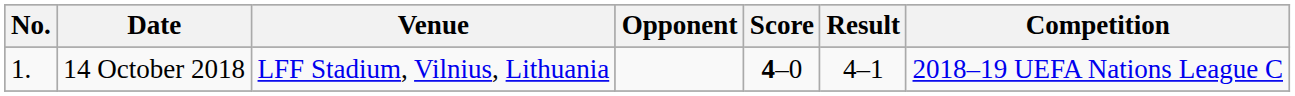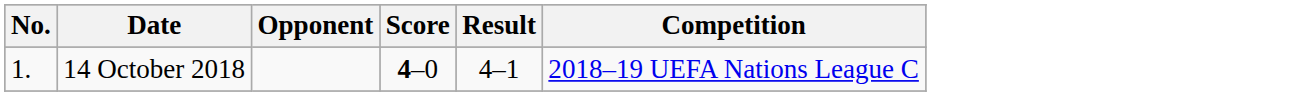- column: (433, 25)
